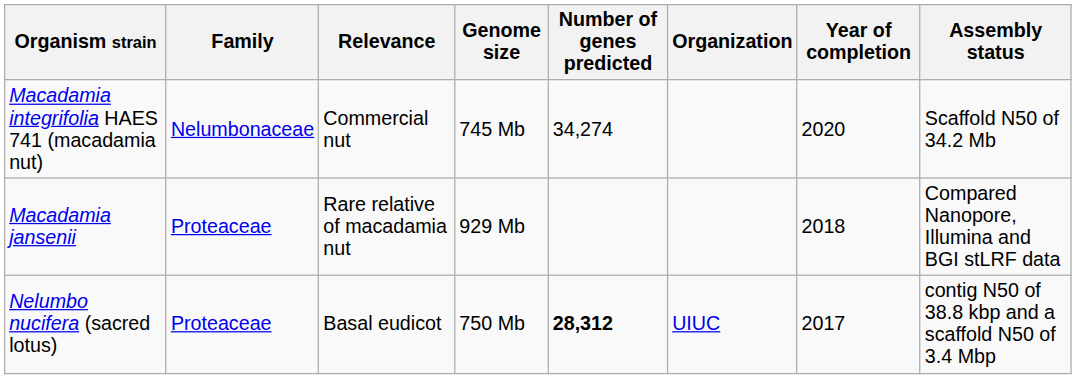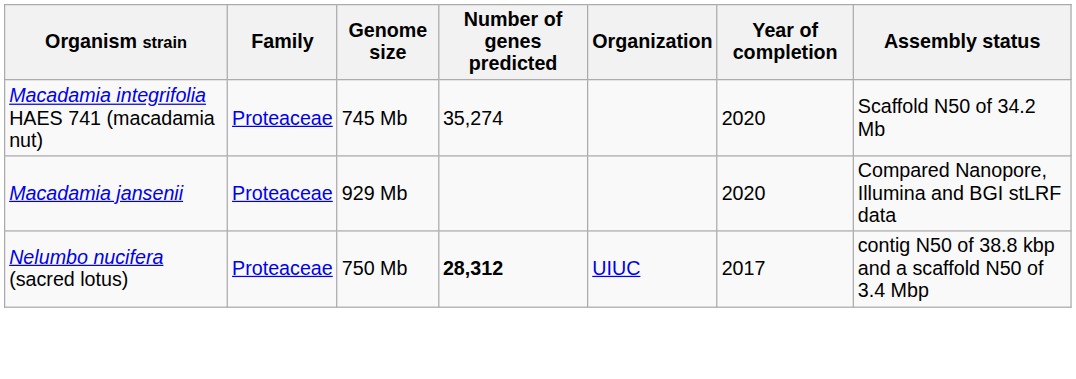- column: (387, 42)
(243, 128) Nelumbonaceae -> (282, 117) Proteaceae
(583, 128) 34,274 -> (473, 117) 35,274
(823, 226) 2018 -> (744, 193) 2020
